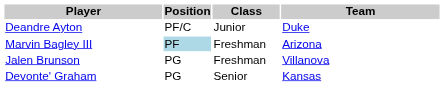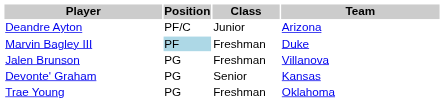(296, 27) Duke -> (302, 27) Arizona
(302, 44) Arizona -> (295, 44) Duke
+ row: (35, 92)
